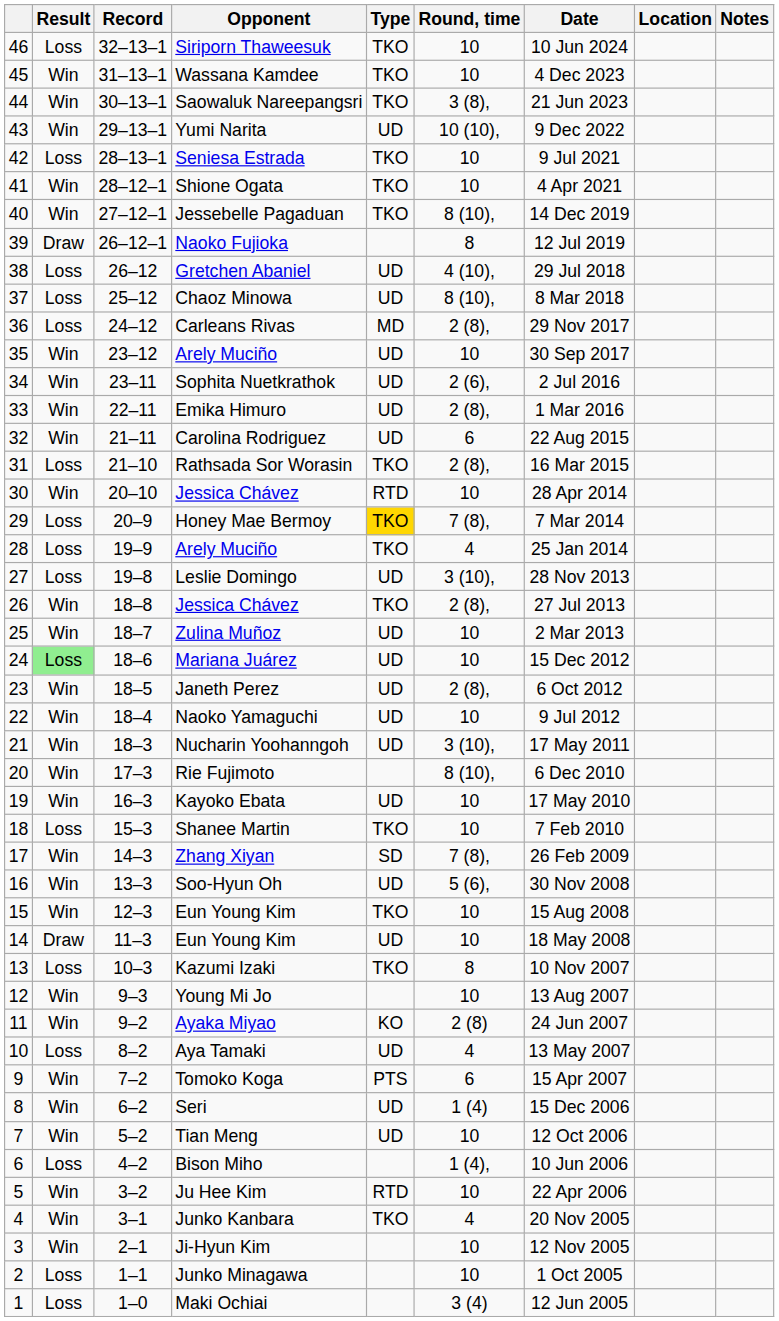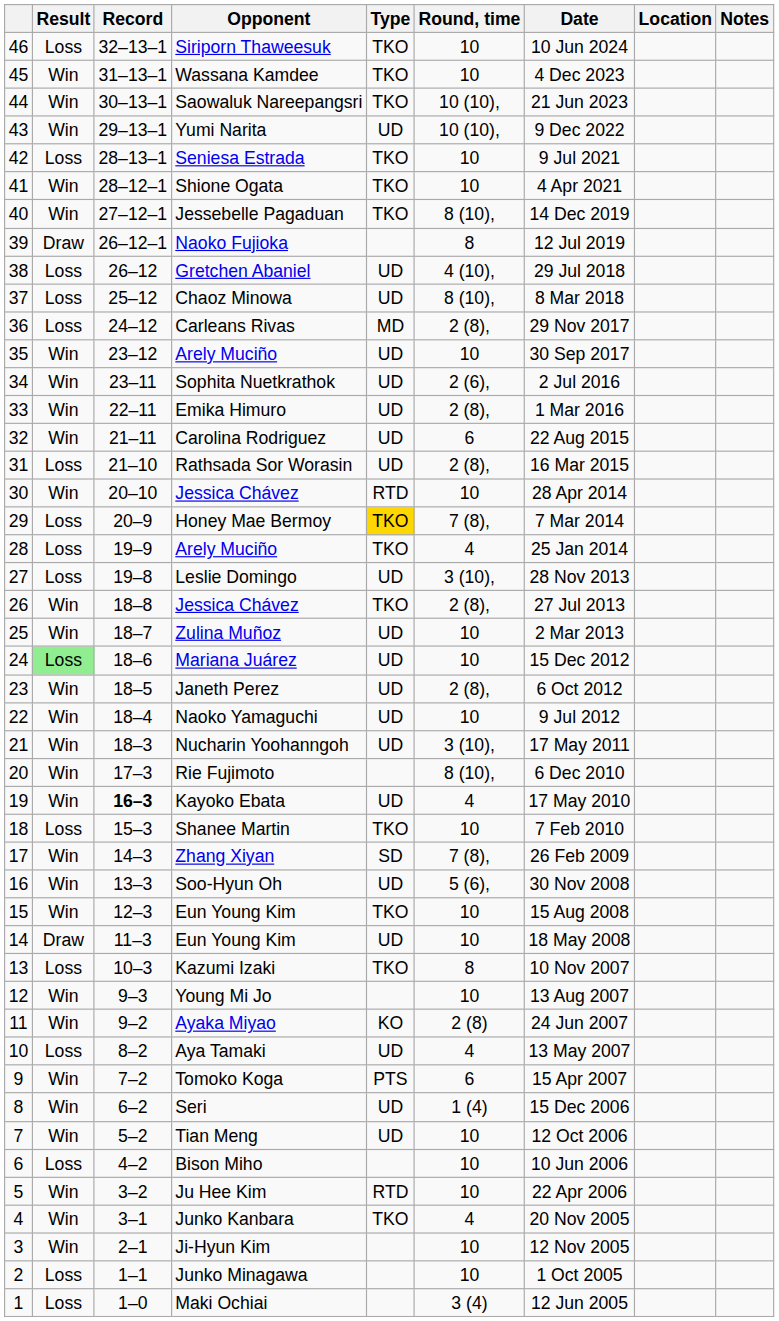(469, 102) 3 (8), -> (469, 102) 10 (10),
(390, 465) TKO -> (390, 465) UD
(133, 800) normal -> (133, 800) bold
(469, 800) 10 -> (469, 800) 4
(469, 1163) 1 (4), -> (469, 1163) 10
